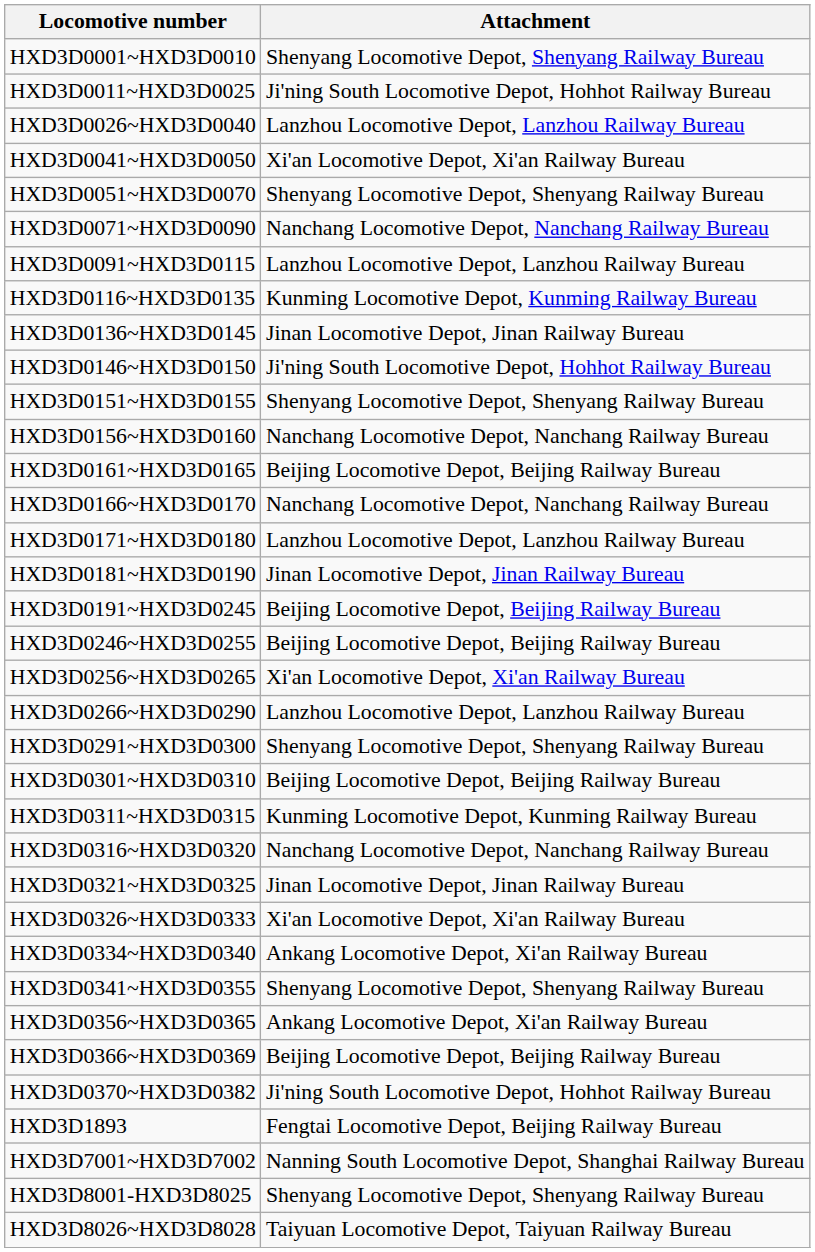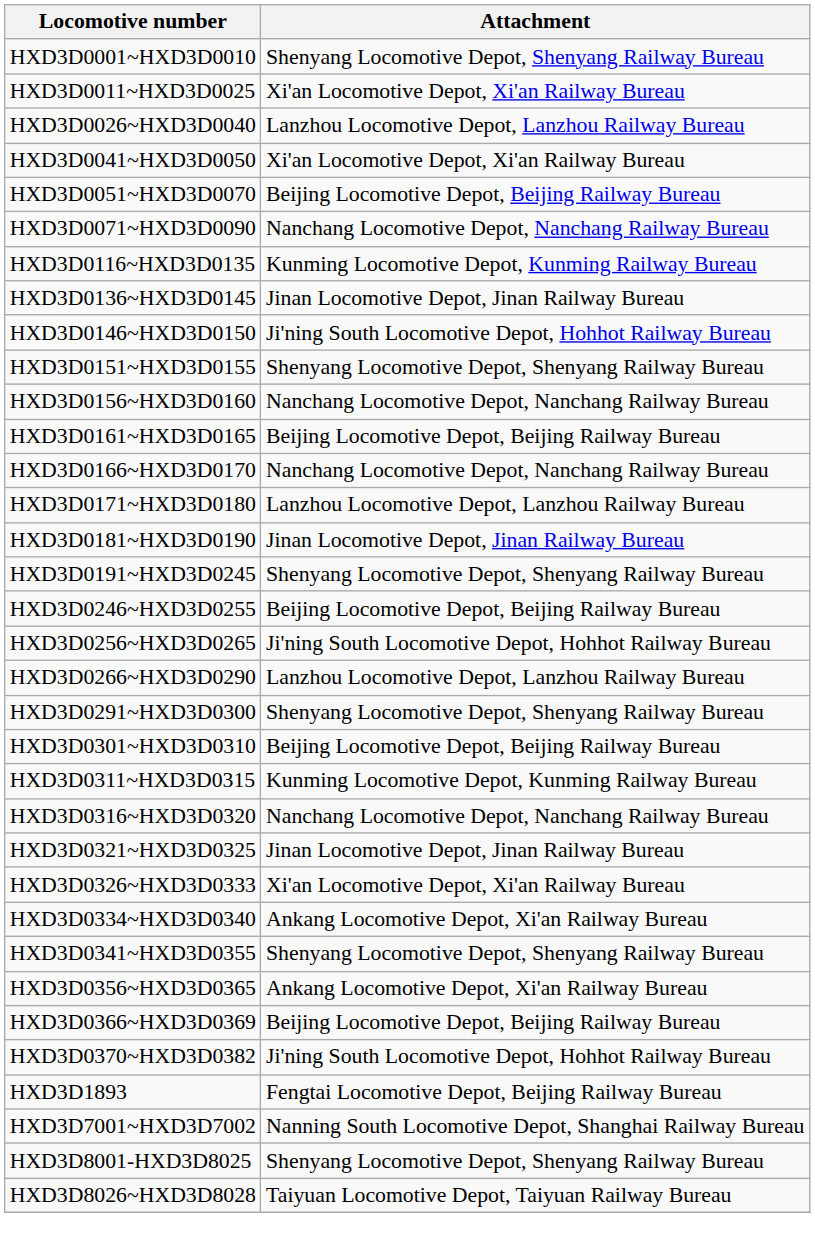(518, 90) Ji'ning South Locomotive Depot, Hohhot Railway Bureau -> (475, 90) Xi'an Locomotive Depot, Xi'an Railway Bureau
(515, 194) Shenyang Locomotive Depot, Shenyang Railway Bureau -> (493, 194) Beijing Locomotive Depot, Beijing Railway Bureau
- row: (132, 263)
(493, 608) Beijing Locomotive Depot, Beijing Railway Bureau -> (515, 573) Shenyang Locomotive Depot, Shenyang Railway Bureau
(475, 677) Xi'an Locomotive Depot, Xi'an Railway Bureau -> (518, 642) Ji'ning South Locomotive Depot, Hohhot Railway Bureau
